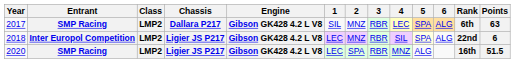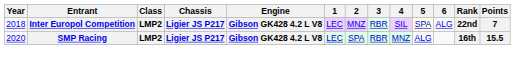- row: (16, 24)
(495, 38) 6 -> (495, 24) 7
(495, 51) 51.5 -> (495, 38) 15.5
